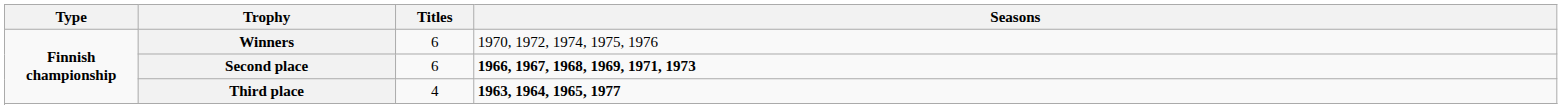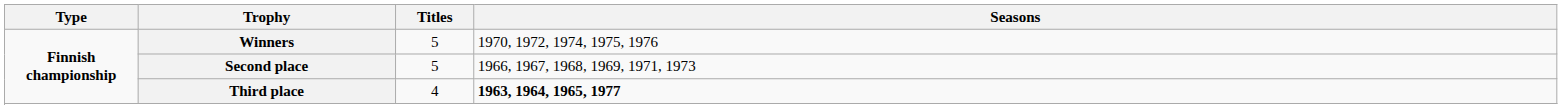(435, 41) 6 -> (435, 41) 5
(435, 66) 6 -> (435, 66) 5
(587, 66) bold -> (587, 66) normal
